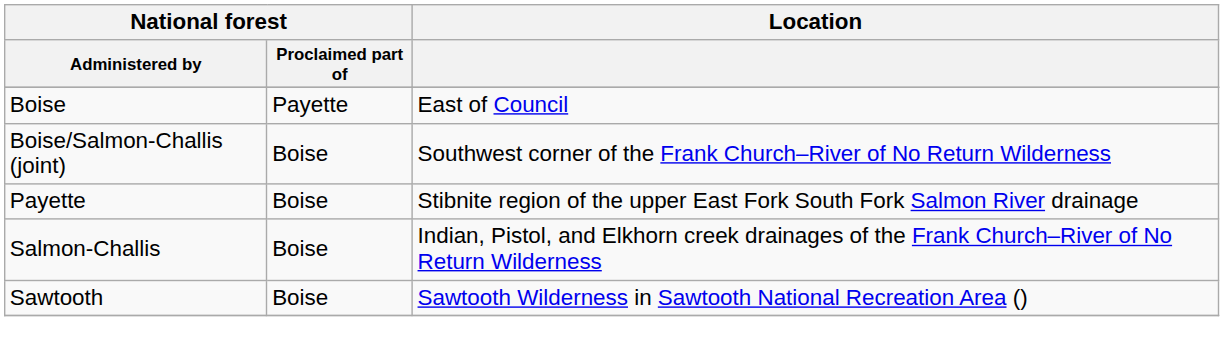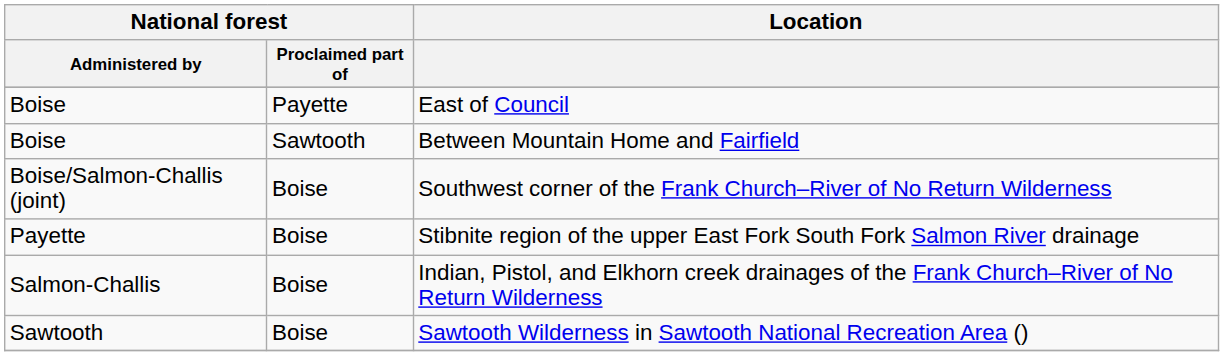+ row: (609, 140)
